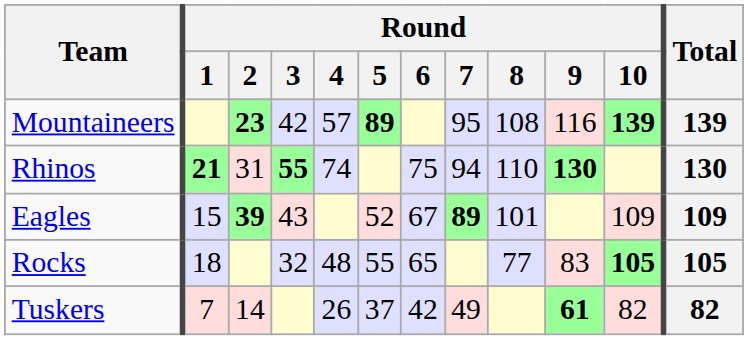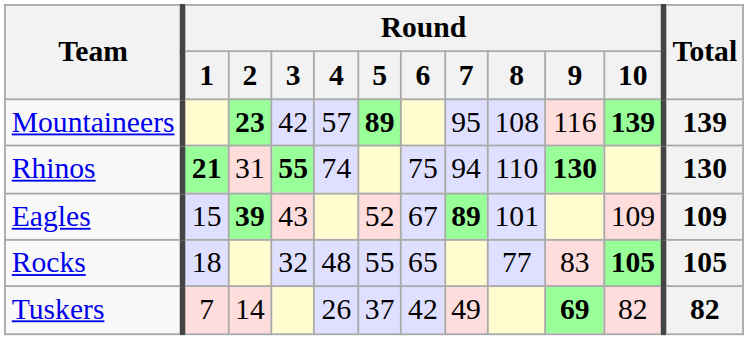(575, 309) 61 -> (575, 309) 69
